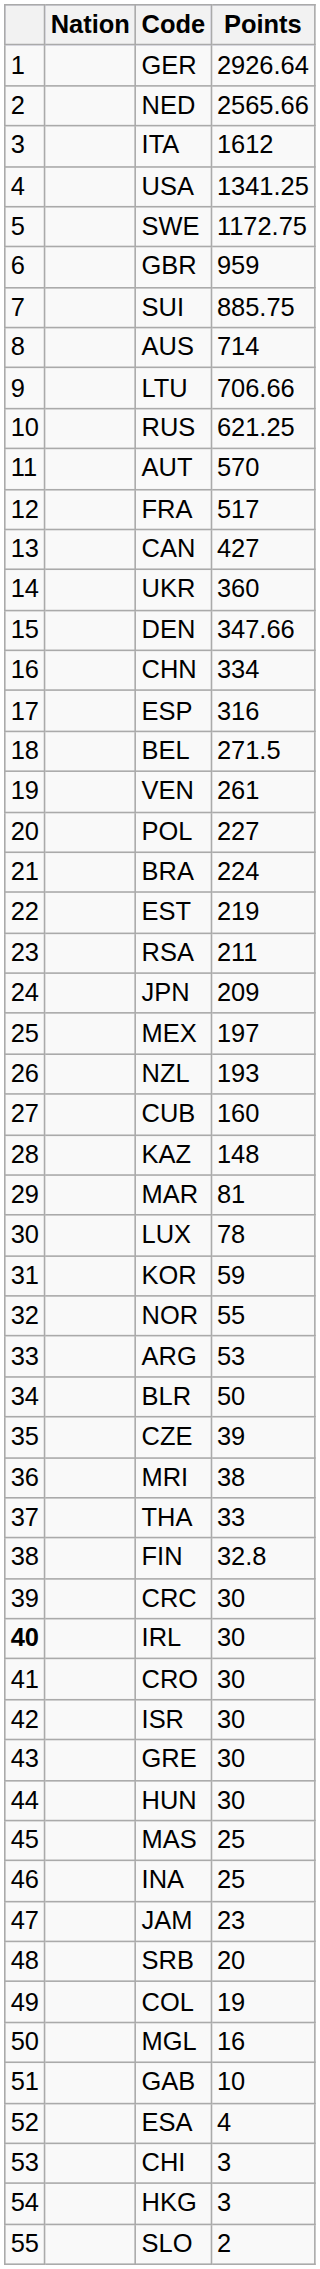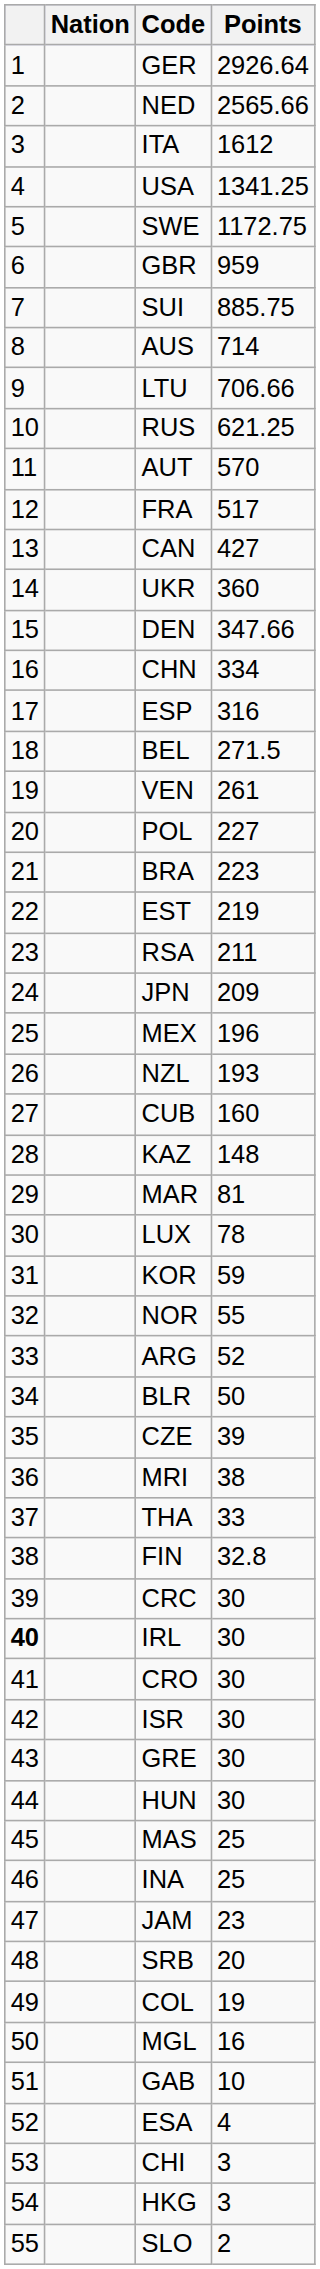(238, 871) 224 -> (238, 871) 223
(238, 1033) 197 -> (238, 1033) 196
(231, 1356) 53 -> (231, 1356) 52
